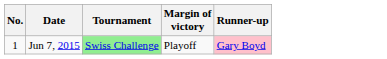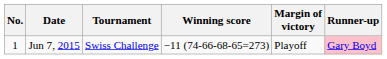+ column: (216, 20)
(122, 45) lightgreen background -> (122, 45) no background
